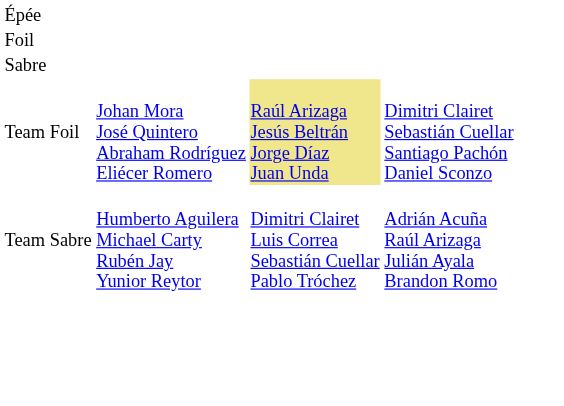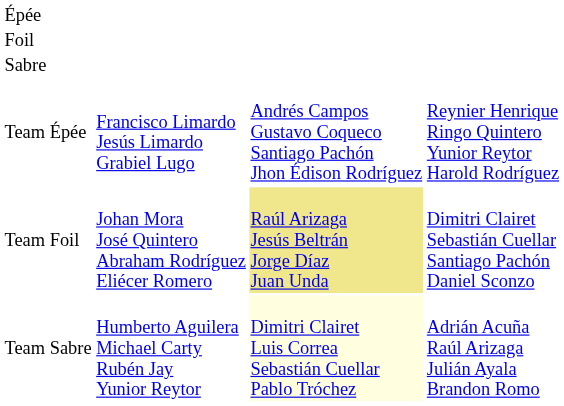+ row: (45, 132)
(315, 250) no background -> (315, 358) lightyellow background
